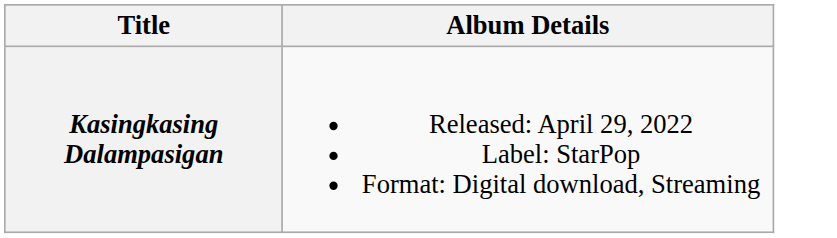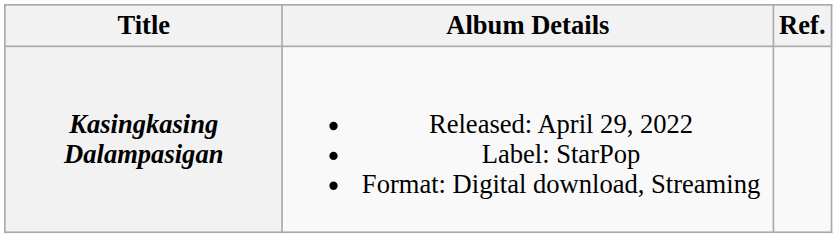+ column: (802, 25)
